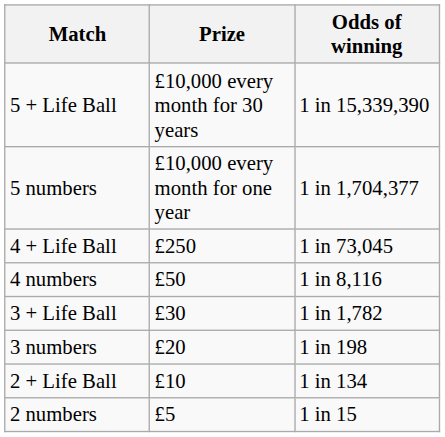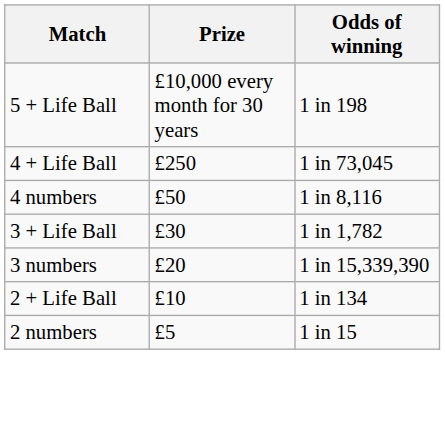(364, 104) 1 in 15,339,390 -> (333, 104) 1 in 198
- row: (53, 187)
(333, 347) 1 in 198 -> (364, 264) 1 in 15,339,390
